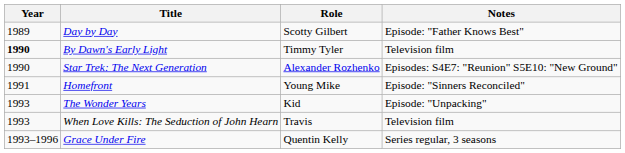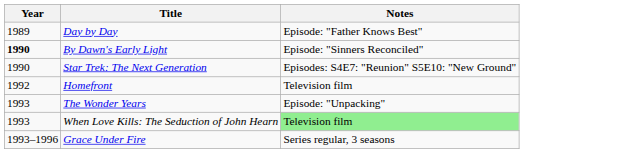- column: (332, 13)
(419, 49) Television film -> (353, 49) Episode: "Sinners Reconciled"
(18, 85) 1991 -> (18, 85) 1992
(455, 85) Episode: "Sinners Reconciled" -> (318, 85) Television film
(419, 121) no background -> (318, 121) lightgreen background
